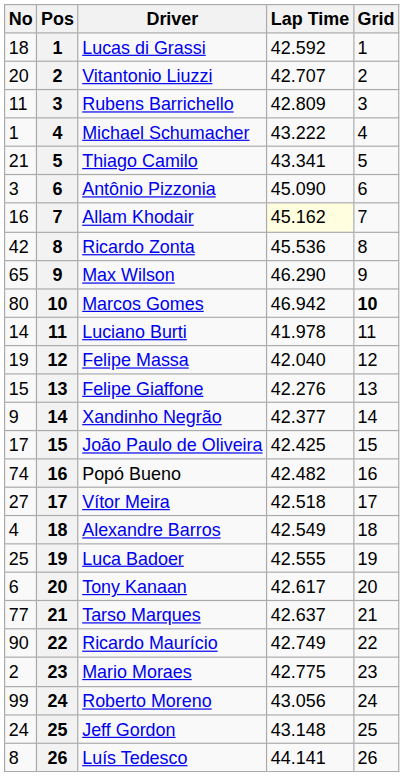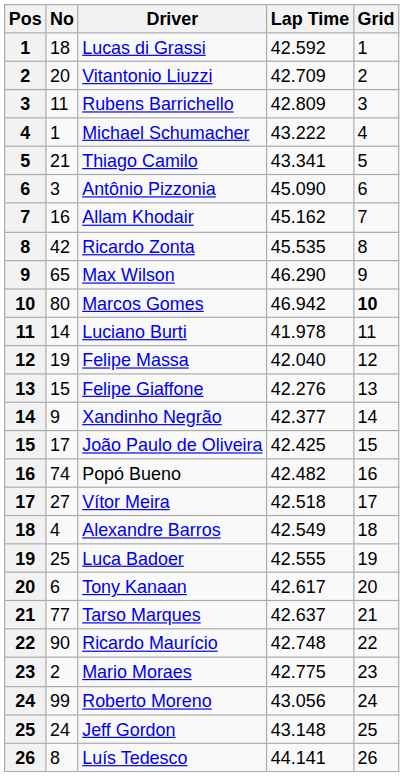columns swapped: (57, 19) <-> (21, 19)
(298, 76) 42.707 -> (298, 76) 42.709
(298, 218) lightyellow background -> (298, 218) no background
(298, 246) 45.536 -> (298, 246) 45.535
(298, 644) 42.749 -> (298, 644) 42.748
